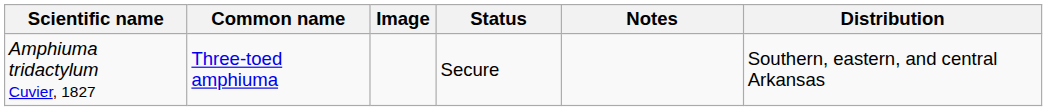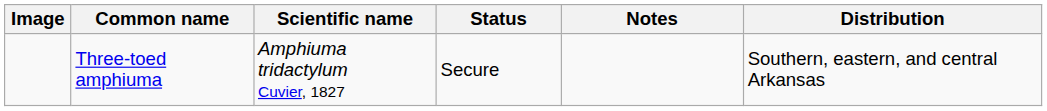columns swapped: (403, 19) <-> (96, 19)
